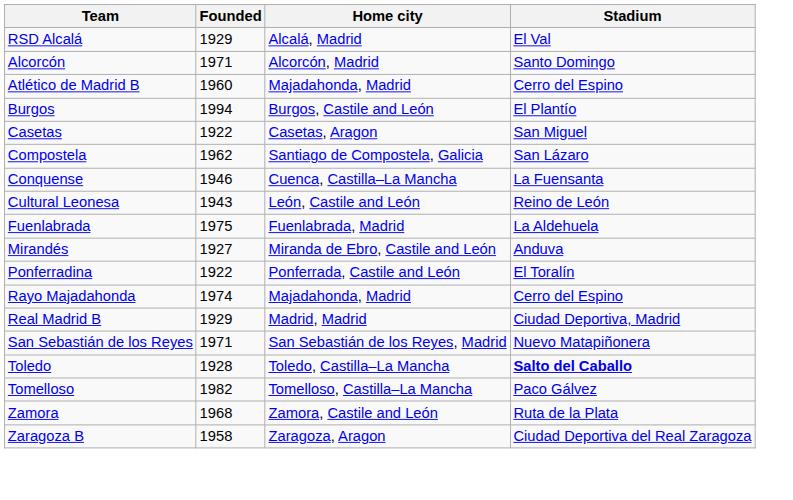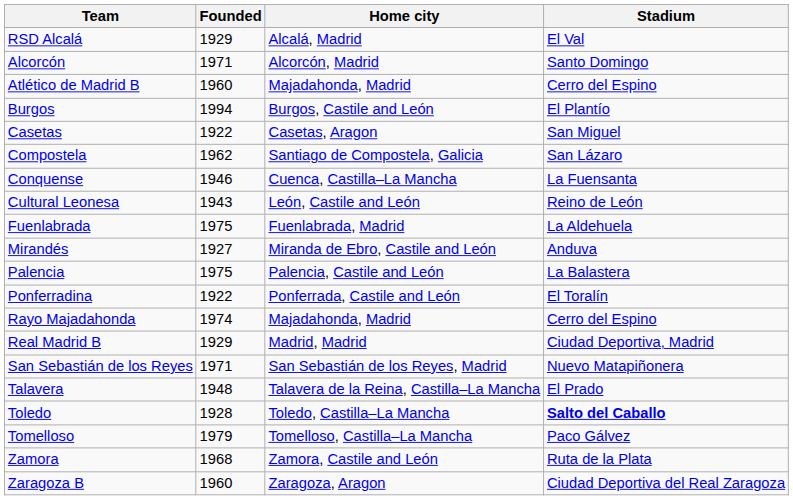+ row: (36, 272)
+ row: (36, 389)
(216, 389) 1982 -> (216, 436) 1979
(216, 436) 1958 -> (216, 483) 1960
